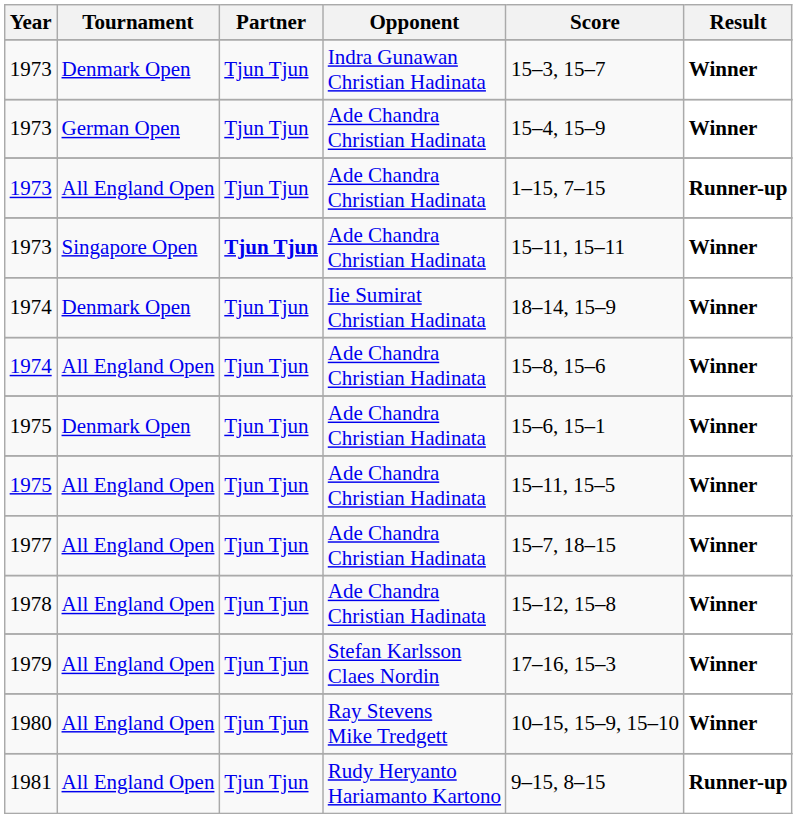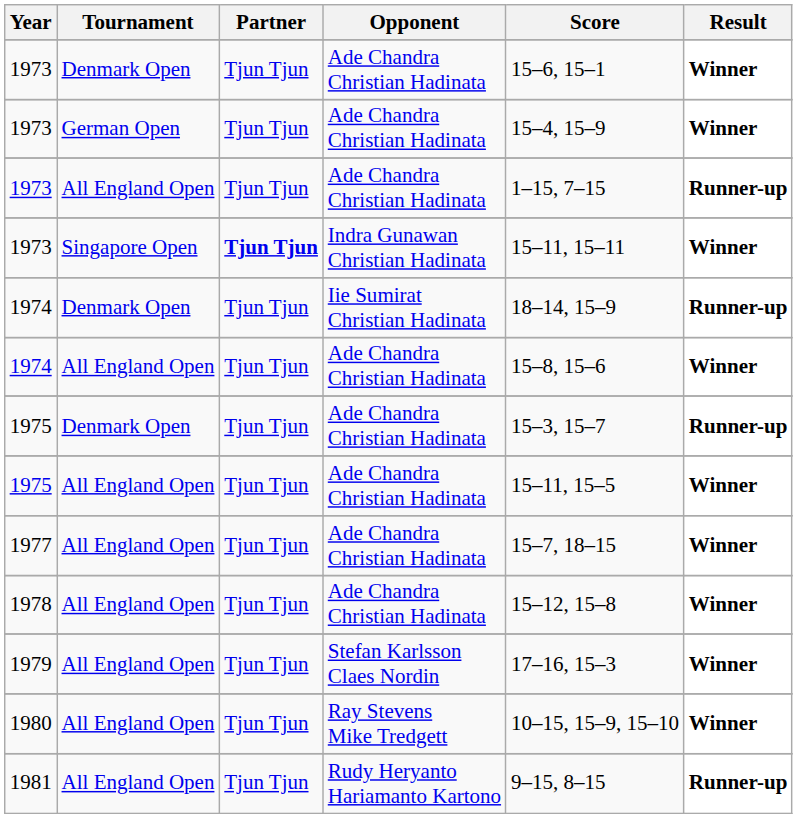(407, 69) Indra Gunawan Christian Hadinata -> (407, 69) Ade Chandra Christian Hadinata
(558, 69) 15–3, 15–7 -> (558, 69) 15–6, 15–1
(407, 247) Ade Chandra Christian Hadinata -> (407, 247) Indra Gunawan Christian Hadinata
(723, 307) Winner -> (738, 307) Runner-up
(558, 426) 15–6, 15–1 -> (558, 426) 15–3, 15–7
(723, 426) Winner -> (738, 426) Runner-up
